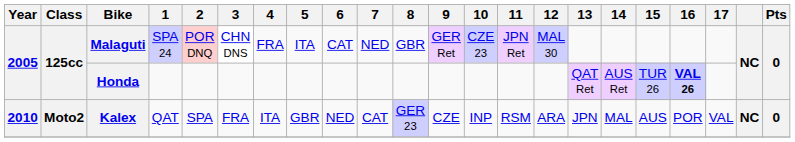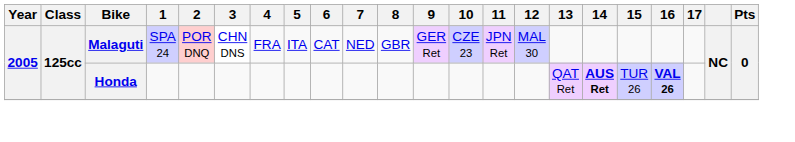(619, 81) normal -> (600, 81) bold
- row: (118, 118)
